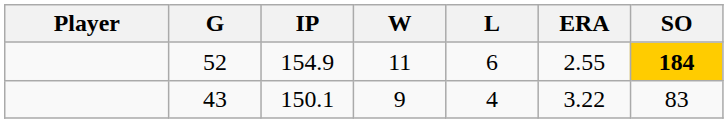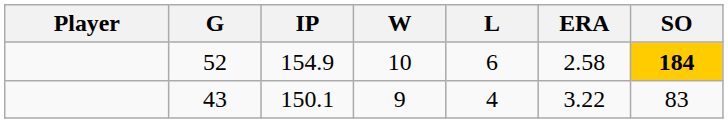(400, 61) 11 -> (400, 61) 10
(584, 61) 2.55 -> (584, 61) 2.58
